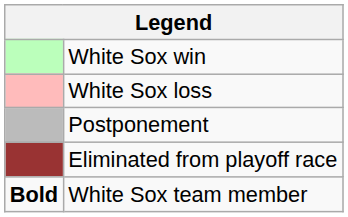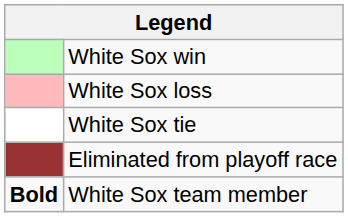+ row: (132, 125)
- row: (138, 125)
